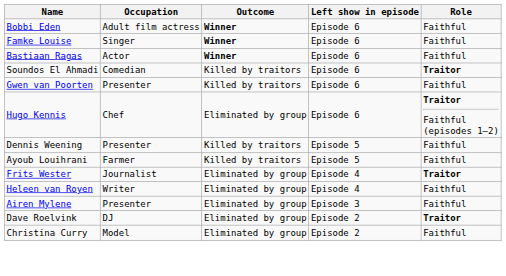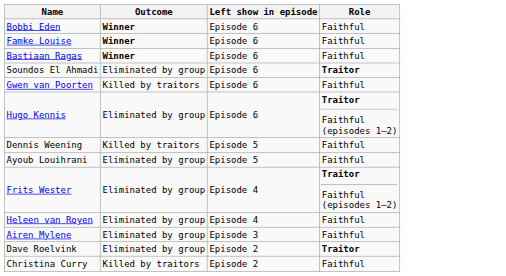- column: (151, 12)
(253, 70) Killed by traitors -> (154, 70) Eliminated by group
(253, 160) Killed by traitors -> (154, 160) Eliminated by group
(442, 174) Traitor -> (360, 190) Traitor Faithful (episodes 1–2)
(255, 233) Eliminated by group -> (151, 264) Killed by traitors
